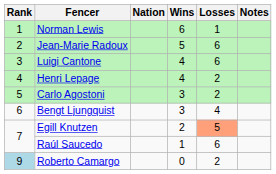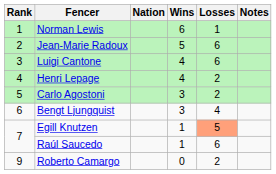(182, 128) 2 -> (182, 128) 1
(19, 161) lightblue background -> (19, 161) no background
